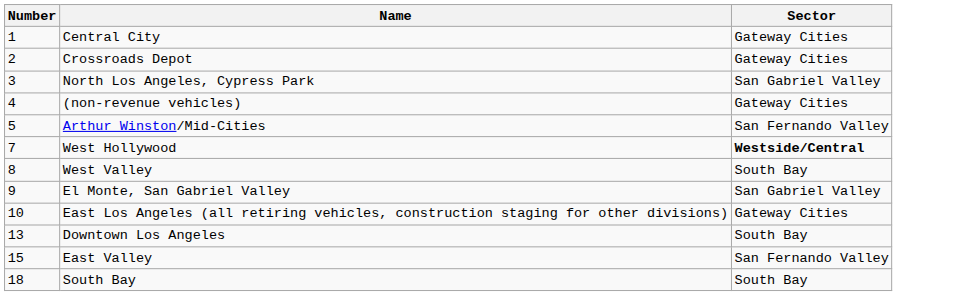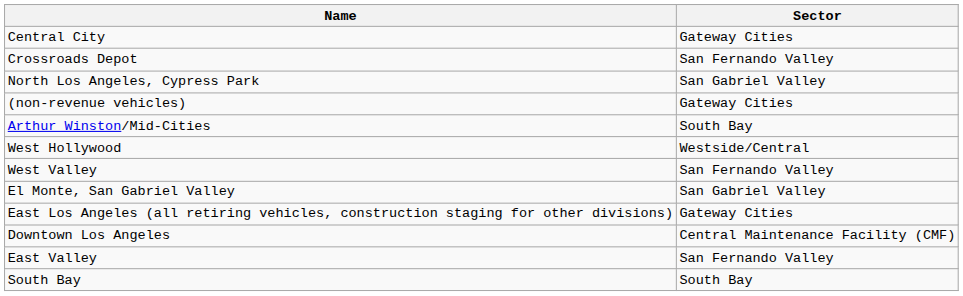- column: (32, 16)
(791, 60) Gateway Cities -> (757, 60) San Fernando Valley
(812, 126) San Fernando Valley -> (716, 126) South Bay
(800, 148) bold -> (744, 148) normal
(771, 170) South Bay -> (757, 170) San Fernando Valley
(771, 236) South Bay -> (817, 236) Central Maintenance Facility (CMF)
